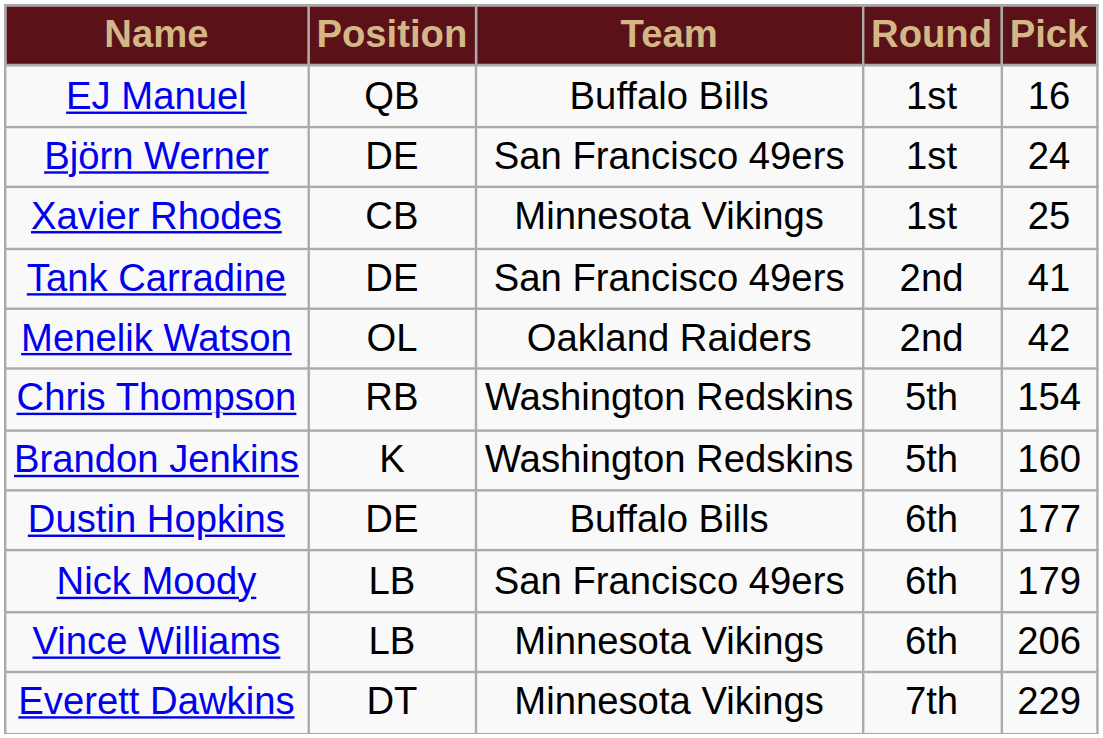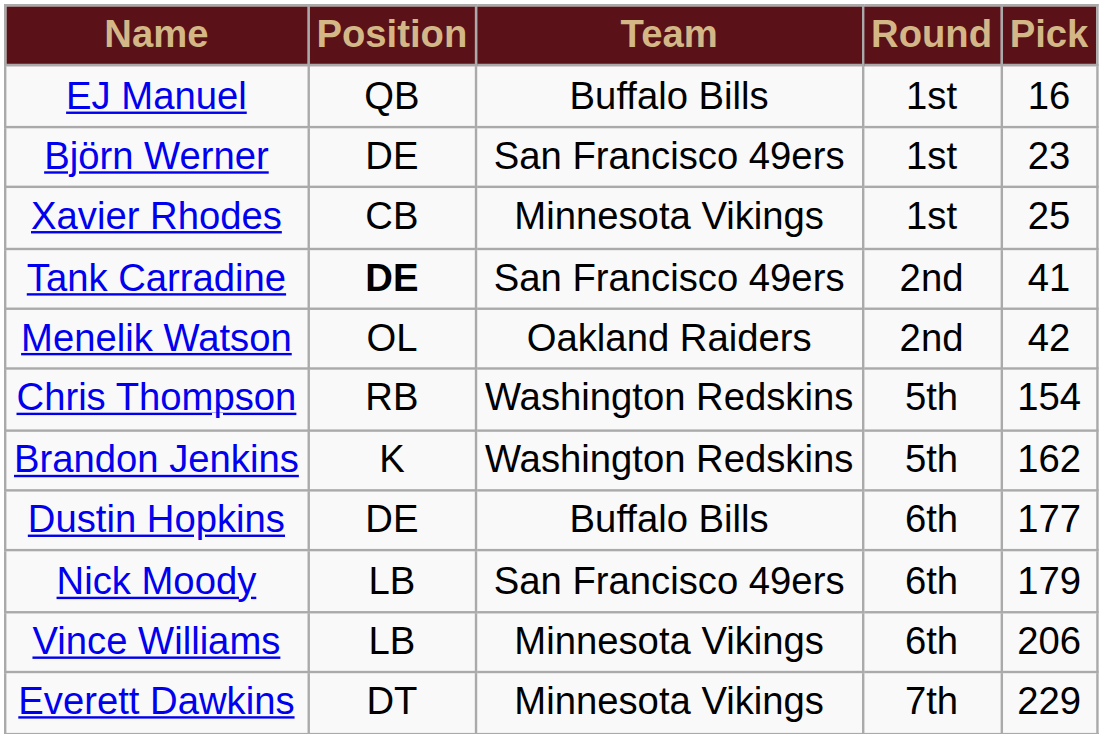(1049, 156) 24 -> (1049, 156) 23
(392, 277) normal -> (392, 277) bold
(1049, 459) 160 -> (1049, 459) 162
